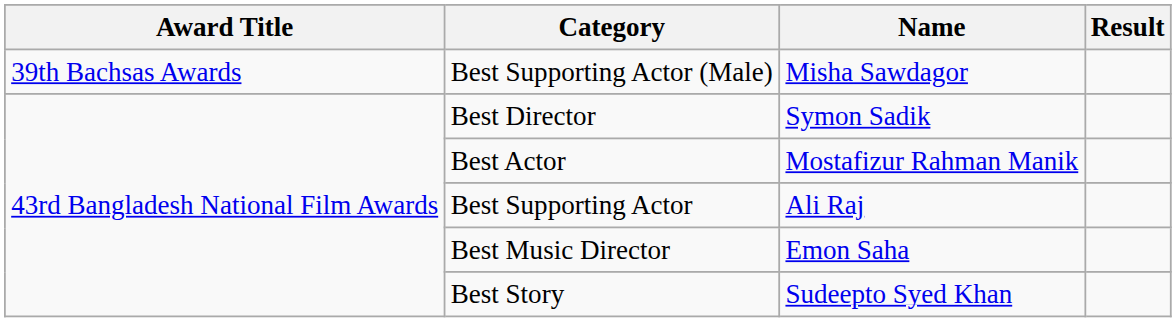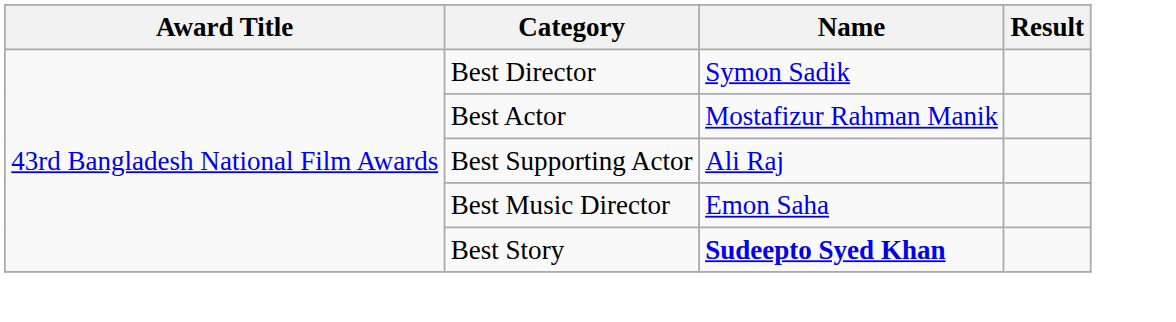- row: (612, 71)
(899, 294) normal -> (825, 250) bold
